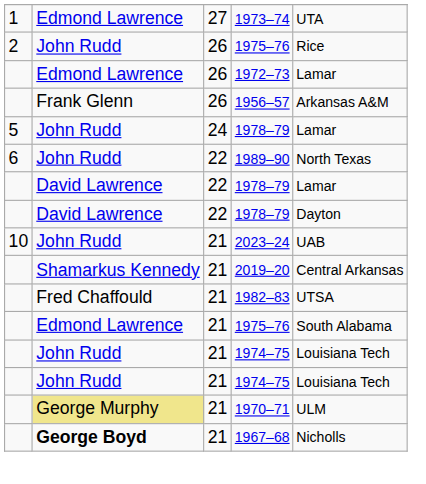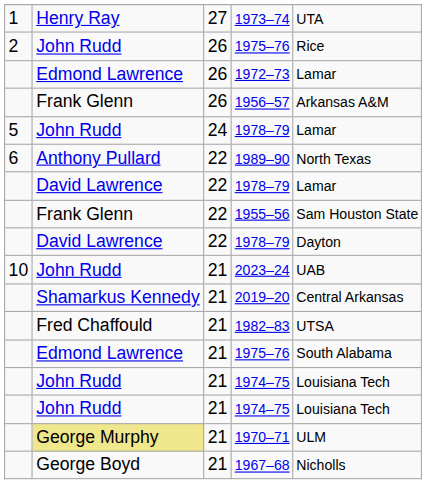(110, 18) Edmond Lawrence -> (78, 18) Henry Ray
(79, 158) John Rudd -> (98, 158) Anthony Pullard
+ row: (18, 214)
(92, 437) bold -> (88, 465) normal
